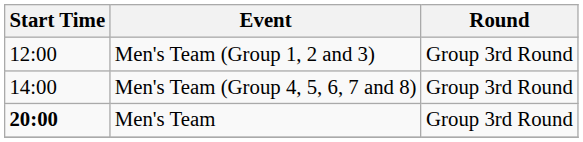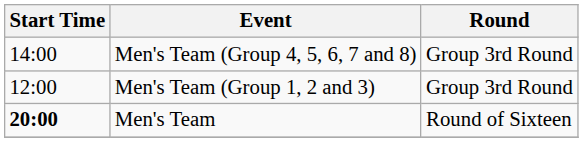rows swapped: (245, 53) <-> (266, 86)
(499, 119) Group 3rd Round -> (499, 119) Round of Sixteen
